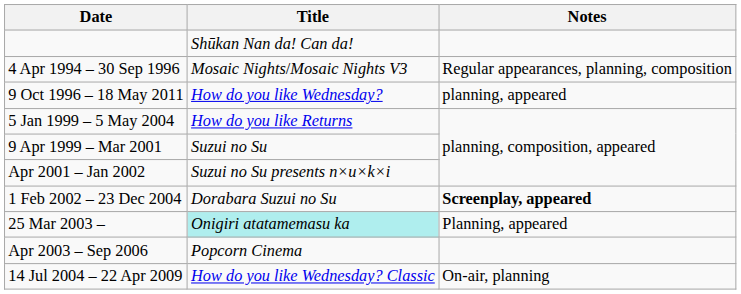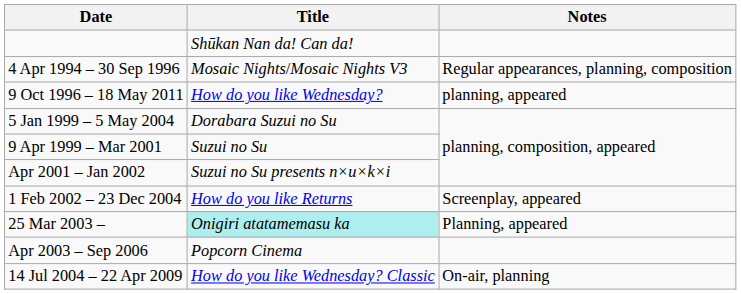(272, 120) How do you like Returns -> (264, 120) Dorabara Suzui no Su
(264, 198) Dorabara Suzui no Su -> (272, 198) How do you like Returns
(517, 198) bold -> (512, 198) normal
